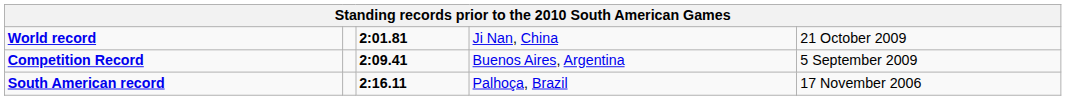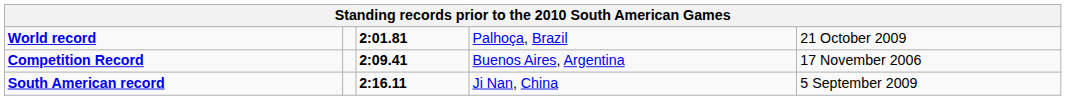(515, 38) Ji Nan, China -> (520, 38) Palhoça, Brazil
(859, 60) 5 September 2009 -> (861, 60) 17 November 2006
(520, 83) Palhoça, Brazil -> (515, 83) Ji Nan, China
(861, 83) 17 November 2006 -> (859, 83) 5 September 2009
